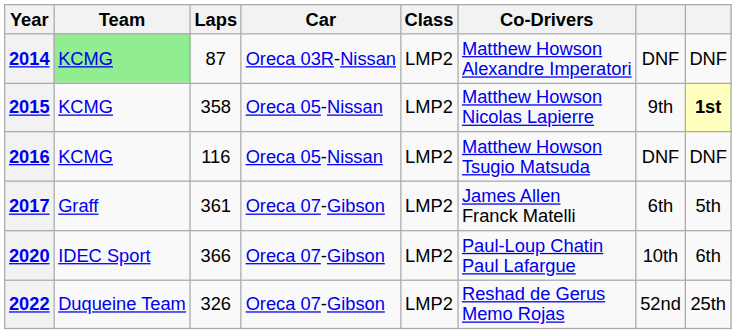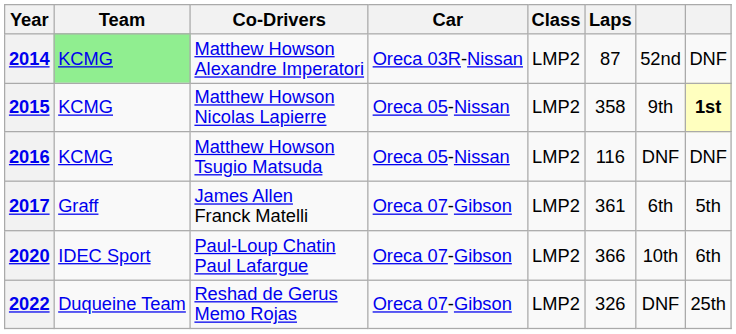columns swapped: (547, 19) <-> (216, 19)
(660, 59) DNF -> (660, 59) 52nd
(660, 305) 52nd -> (660, 305) DNF
